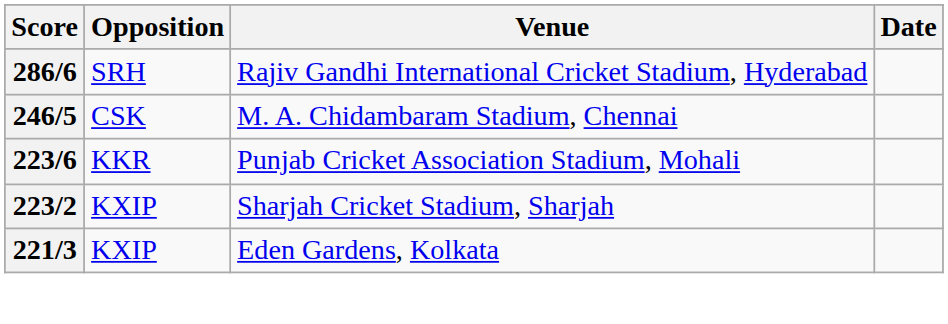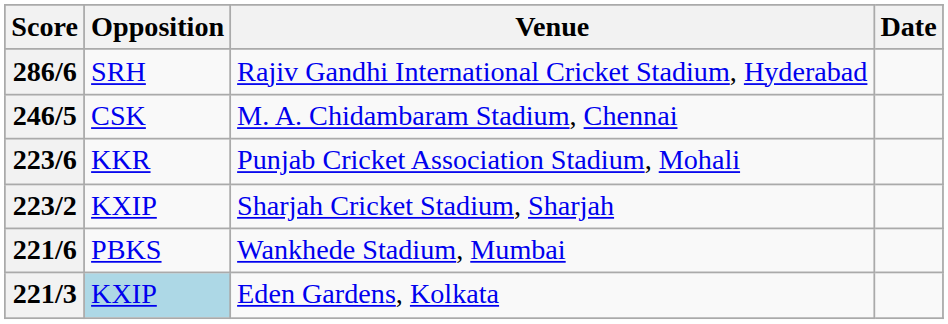+ row: (45, 250)
(124, 250) no background -> (124, 294) lightblue background
